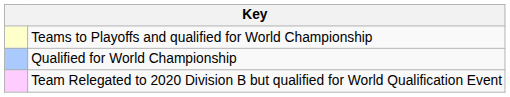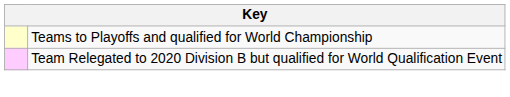- row: (134, 59)
